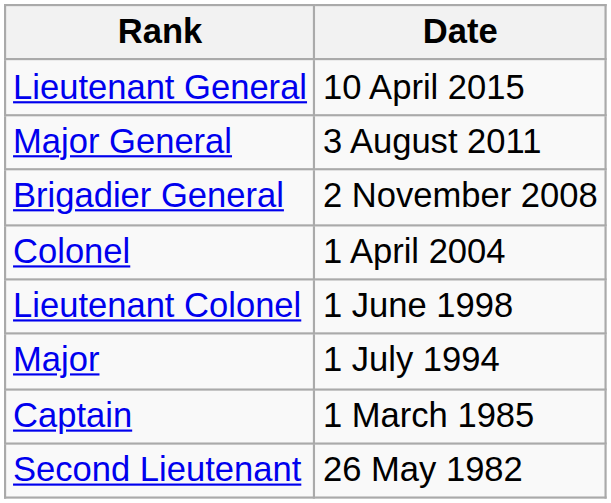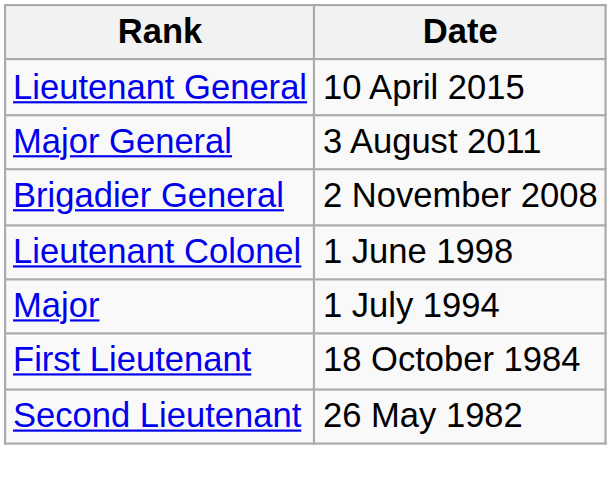- row: (72, 251)
- row: (73, 415)
+ row: (132, 360)
